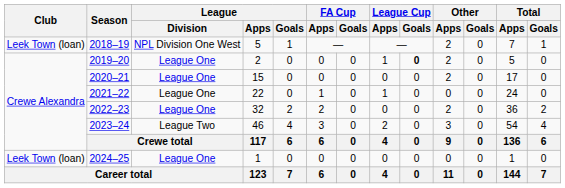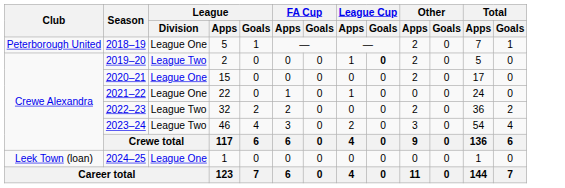(46, 45) Leek Town (loan) -> (54, 45) Peterborough United
(187, 45) NPL Division One West -> (179, 45) League One
(187, 61) League One -> (179, 61) League Two
(187, 110) League One -> (179, 110) League Two
